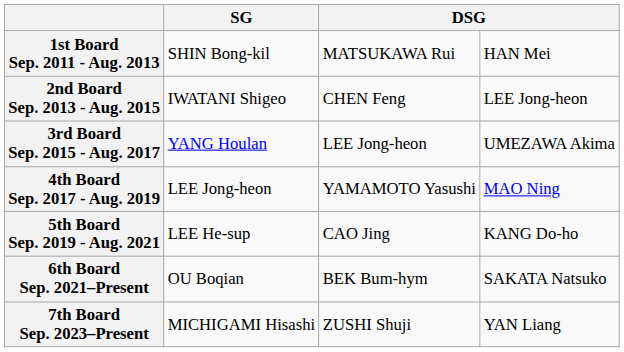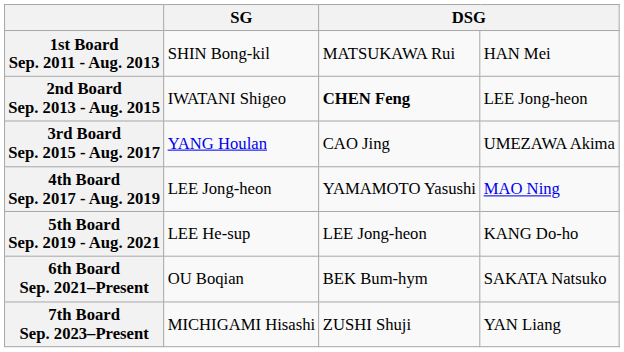(364, 98) normal -> (366, 98) bold
(375, 143) LEE Jong-heon -> (356, 143) CAO Jing
(356, 233) CAO Jing -> (375, 233) LEE Jong-heon
